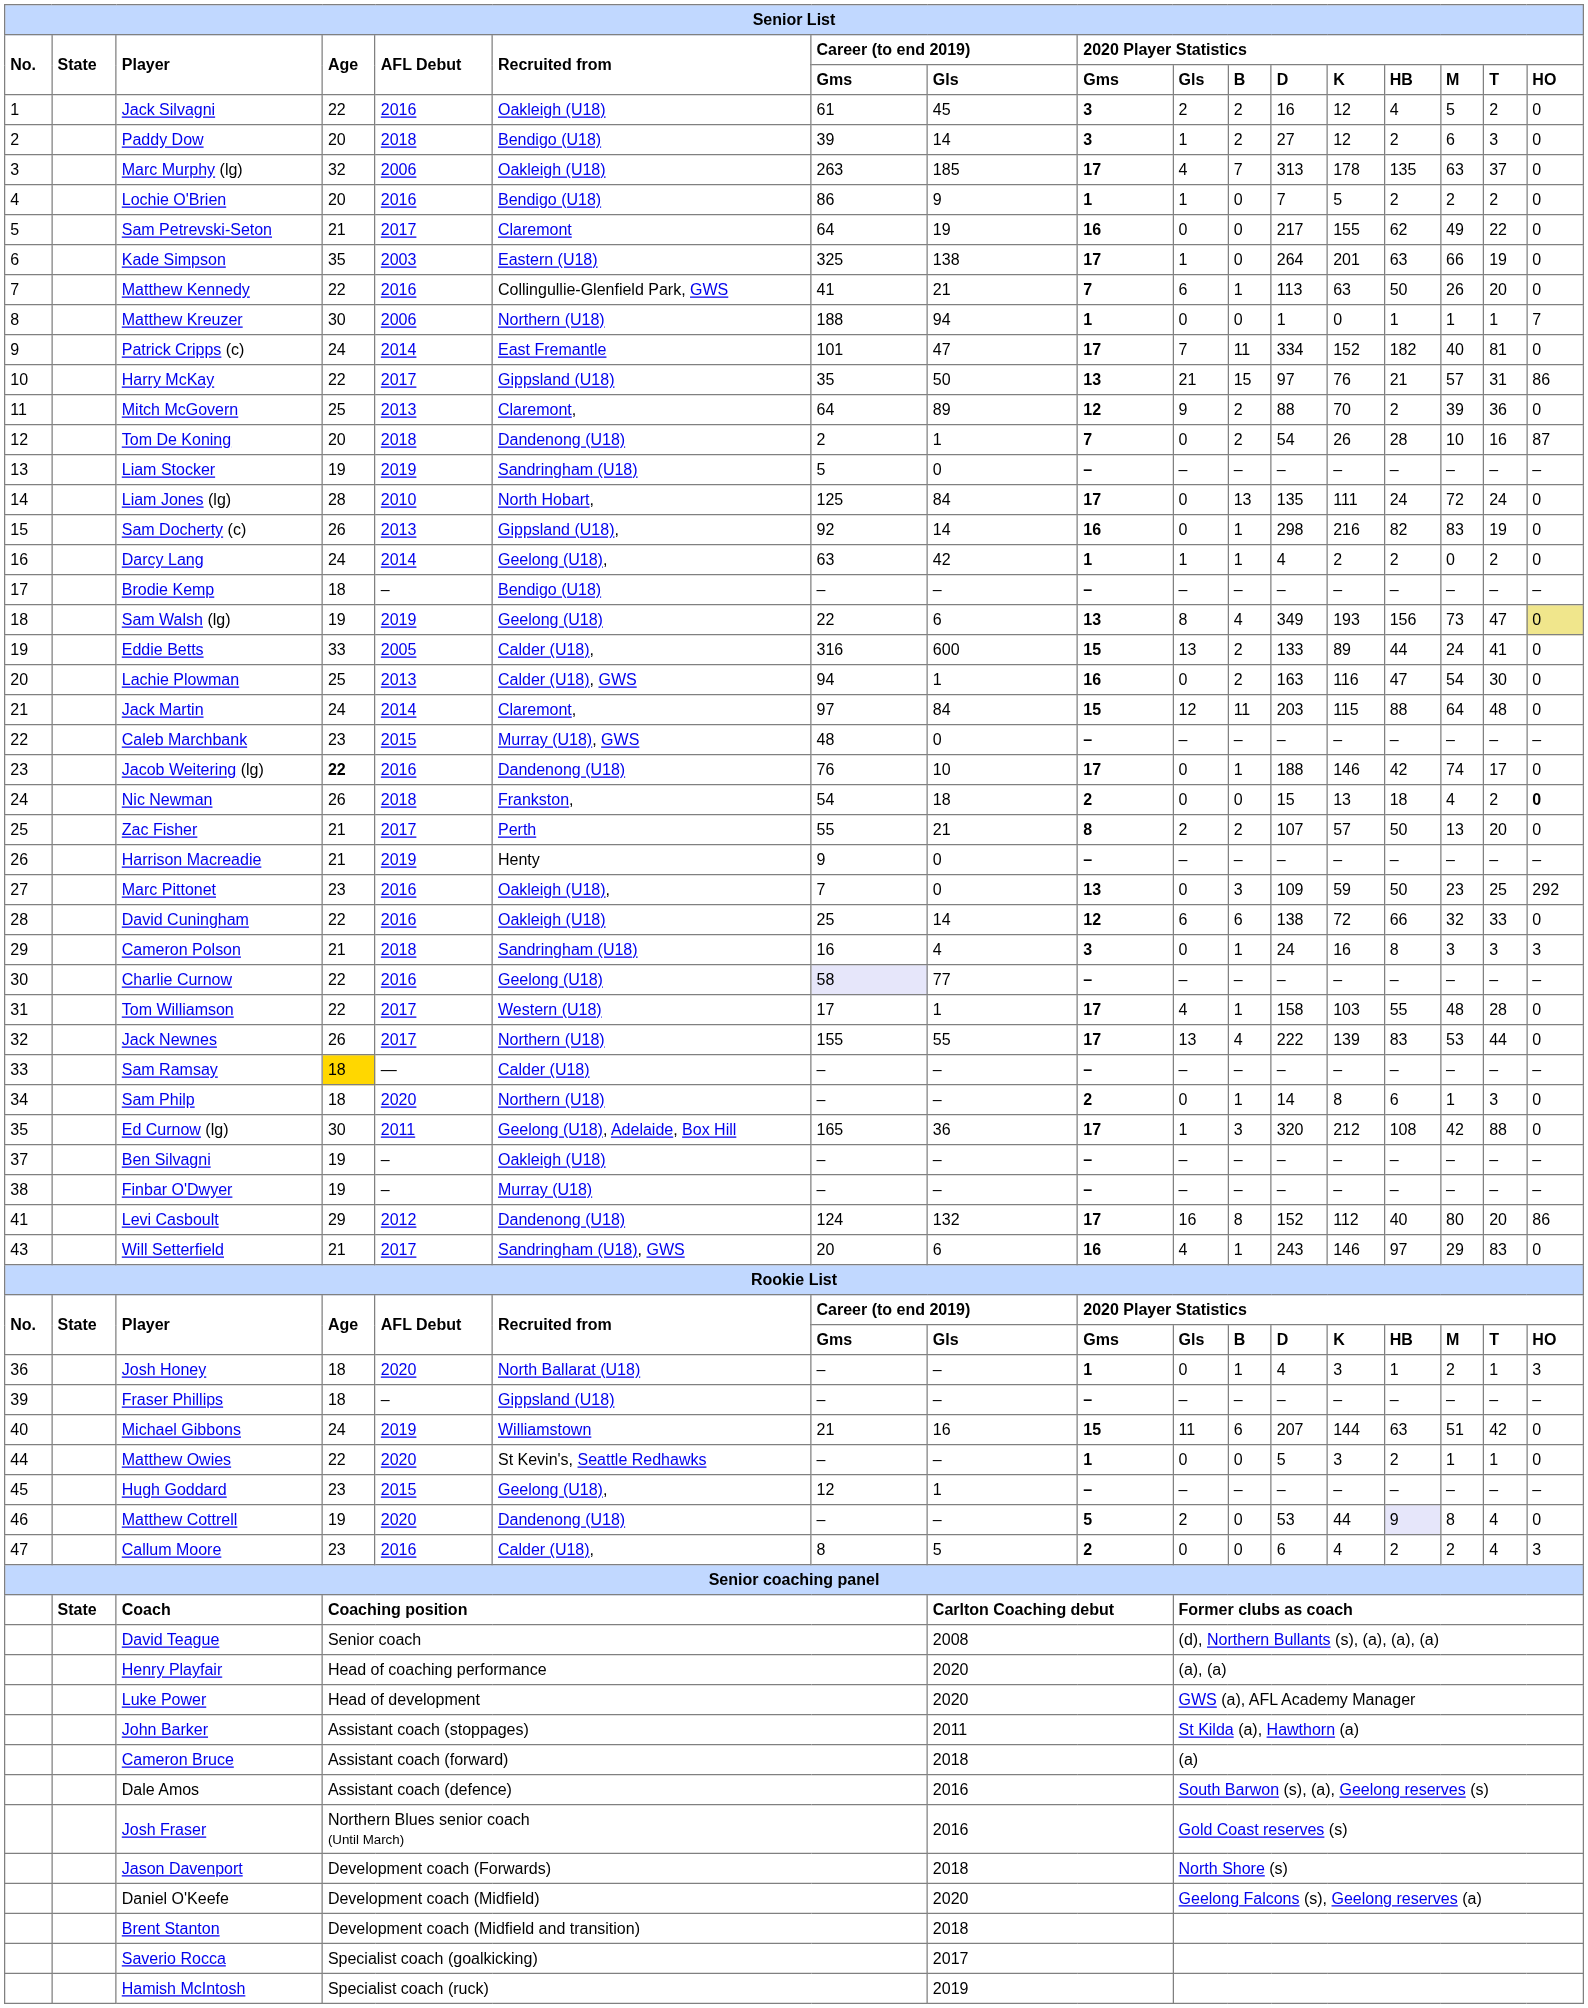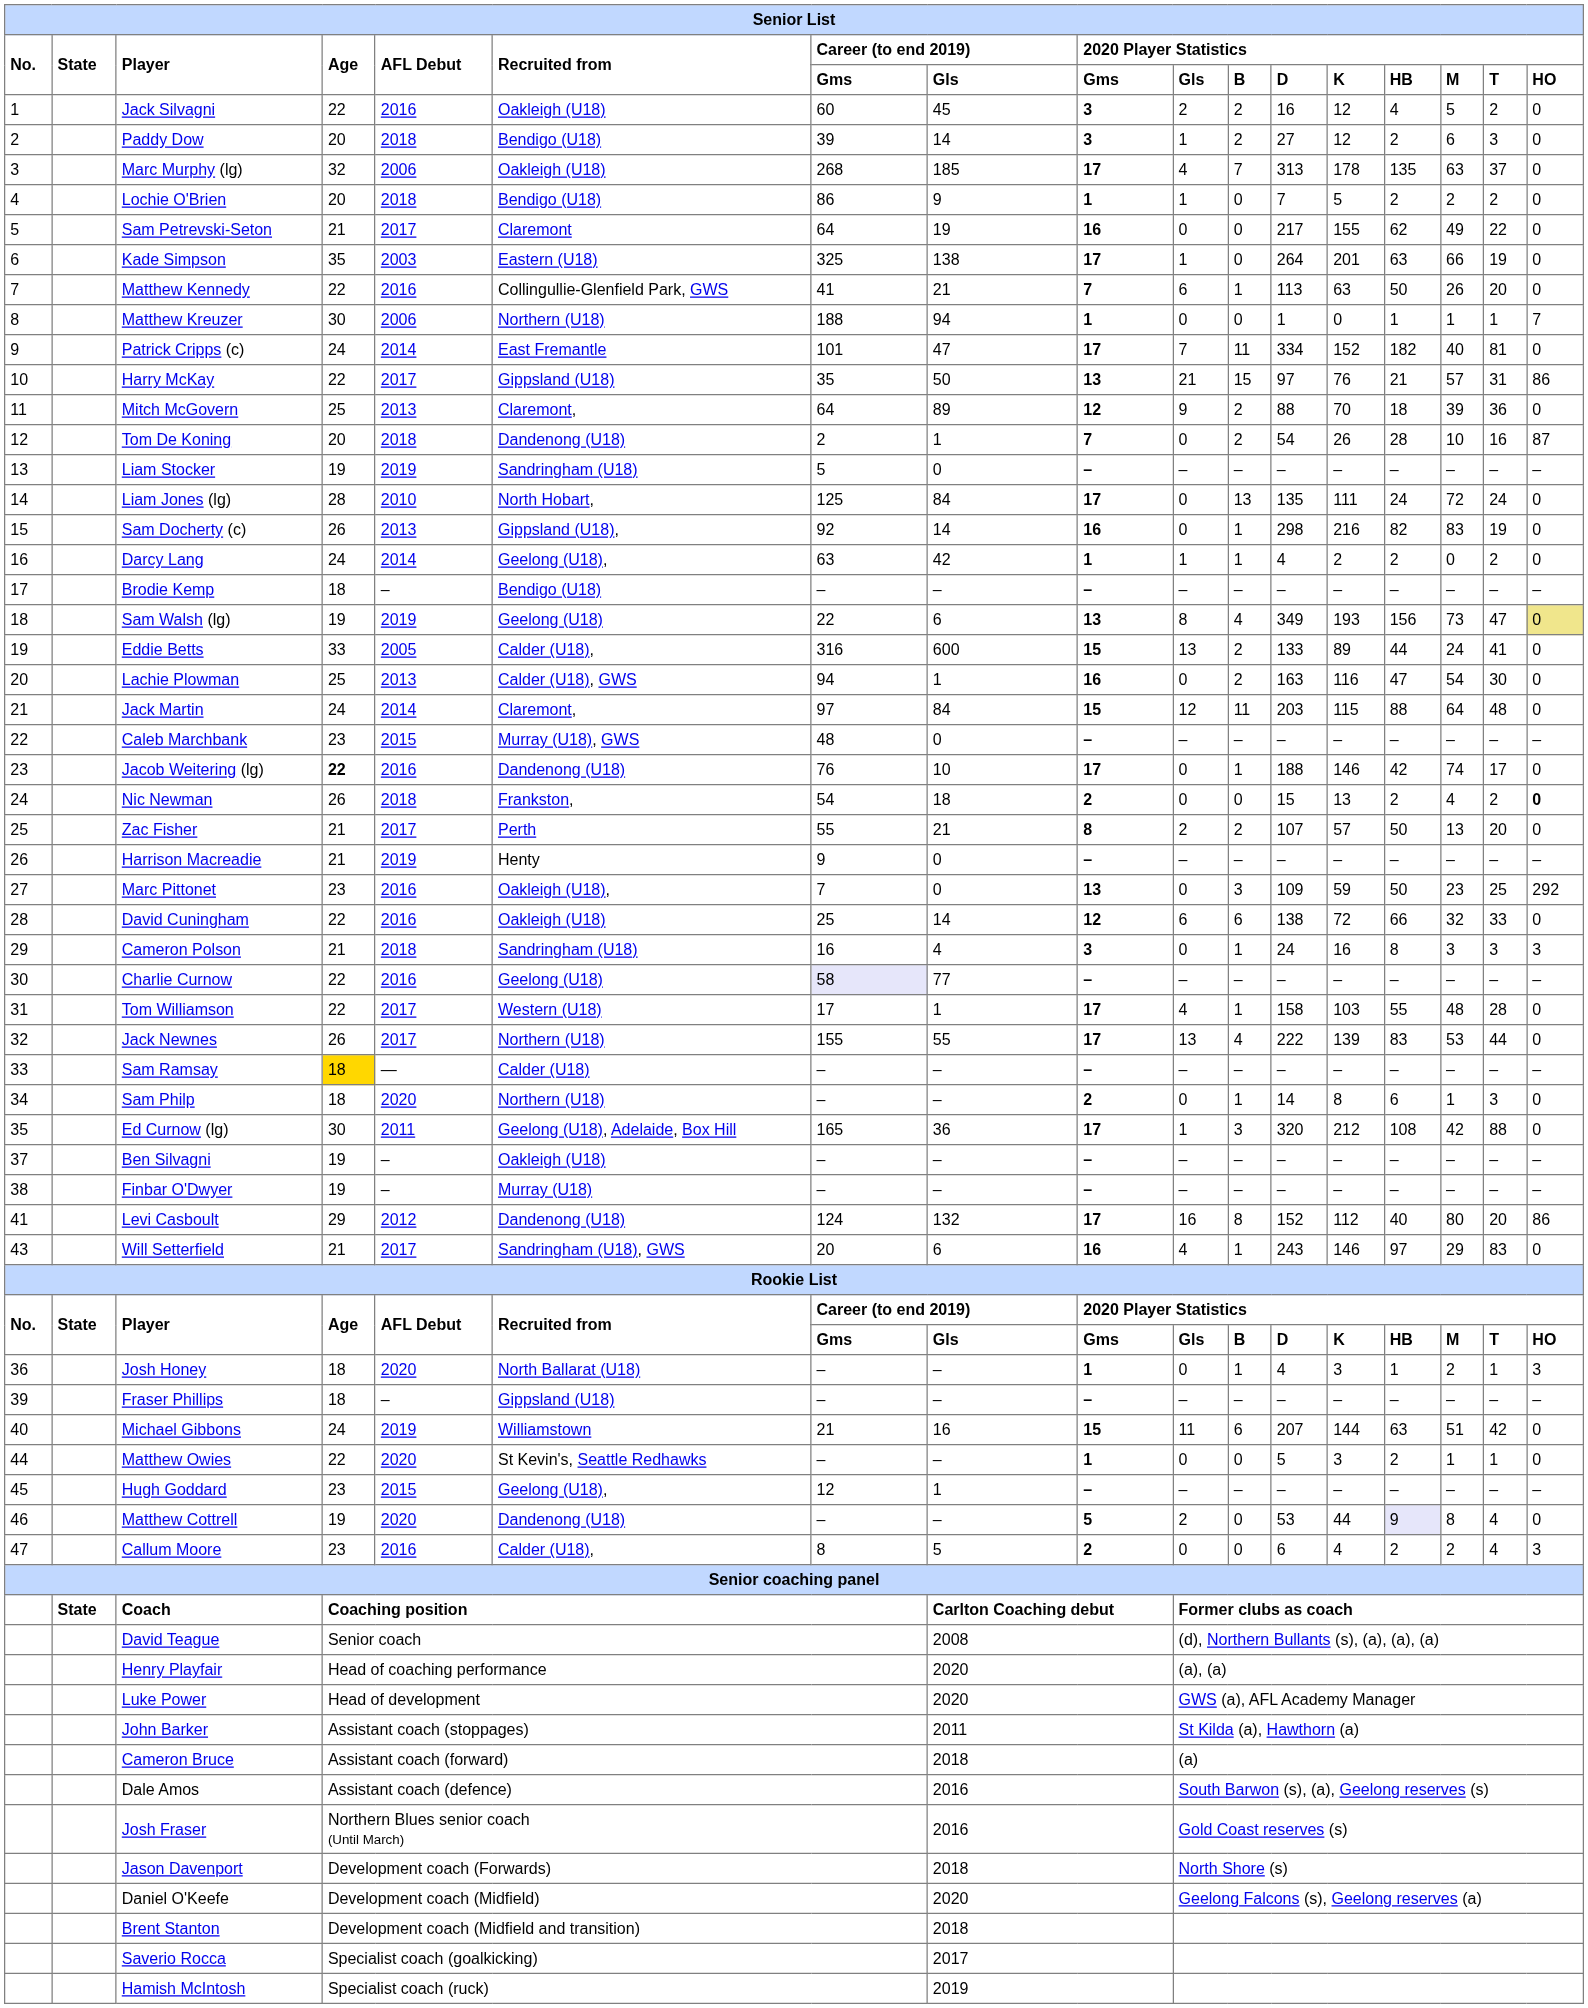(825, 110) 61 -> (825, 110) 60
(830, 170) 263 -> (830, 170) 268
(399, 200) 2016 -> (399, 200) 2018
(1394, 410) 2 -> (1399, 410) 18
(1399, 800) 18 -> (1394, 800) 2
